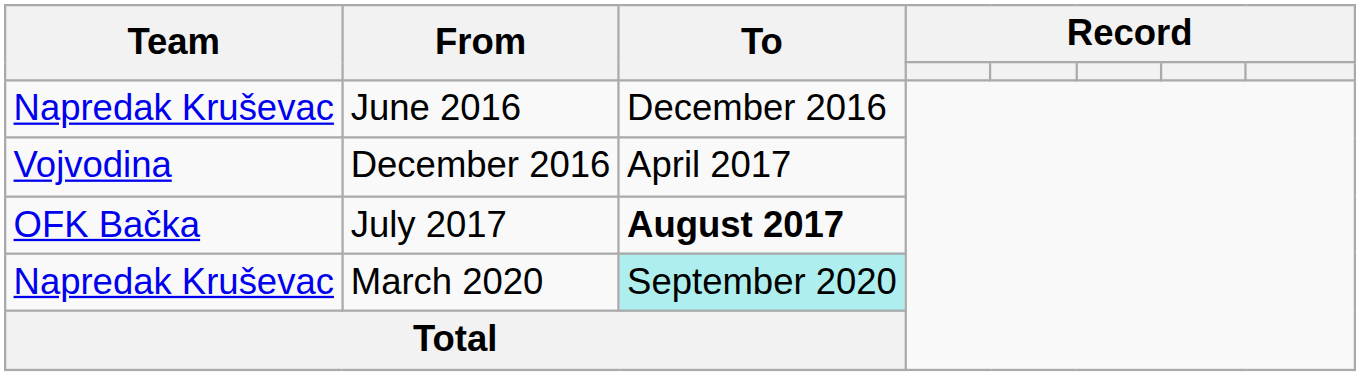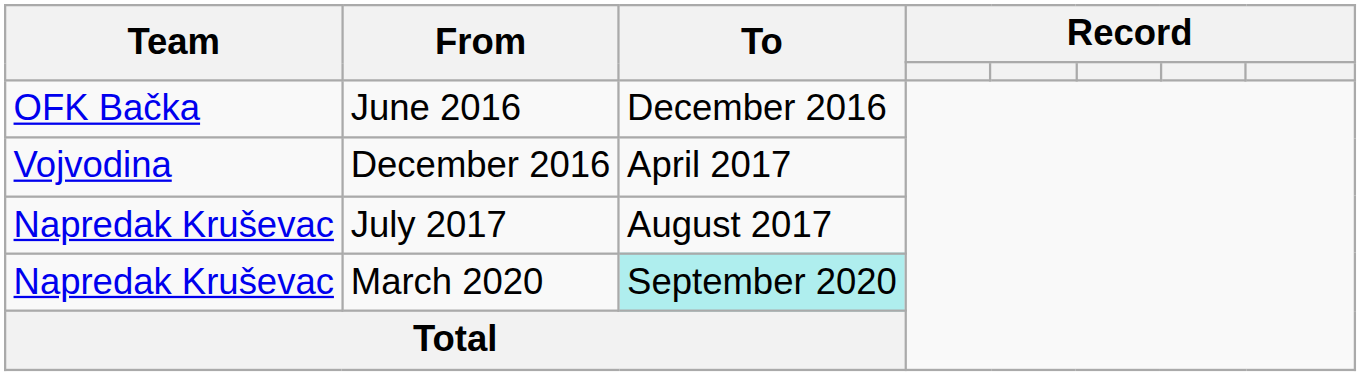(174, 108) Napredak Kruševac -> (107, 108) OFK Bačka
(107, 223) OFK Bačka -> (174, 223) Napredak Kruševac
(736, 223) bold -> (730, 223) normal
